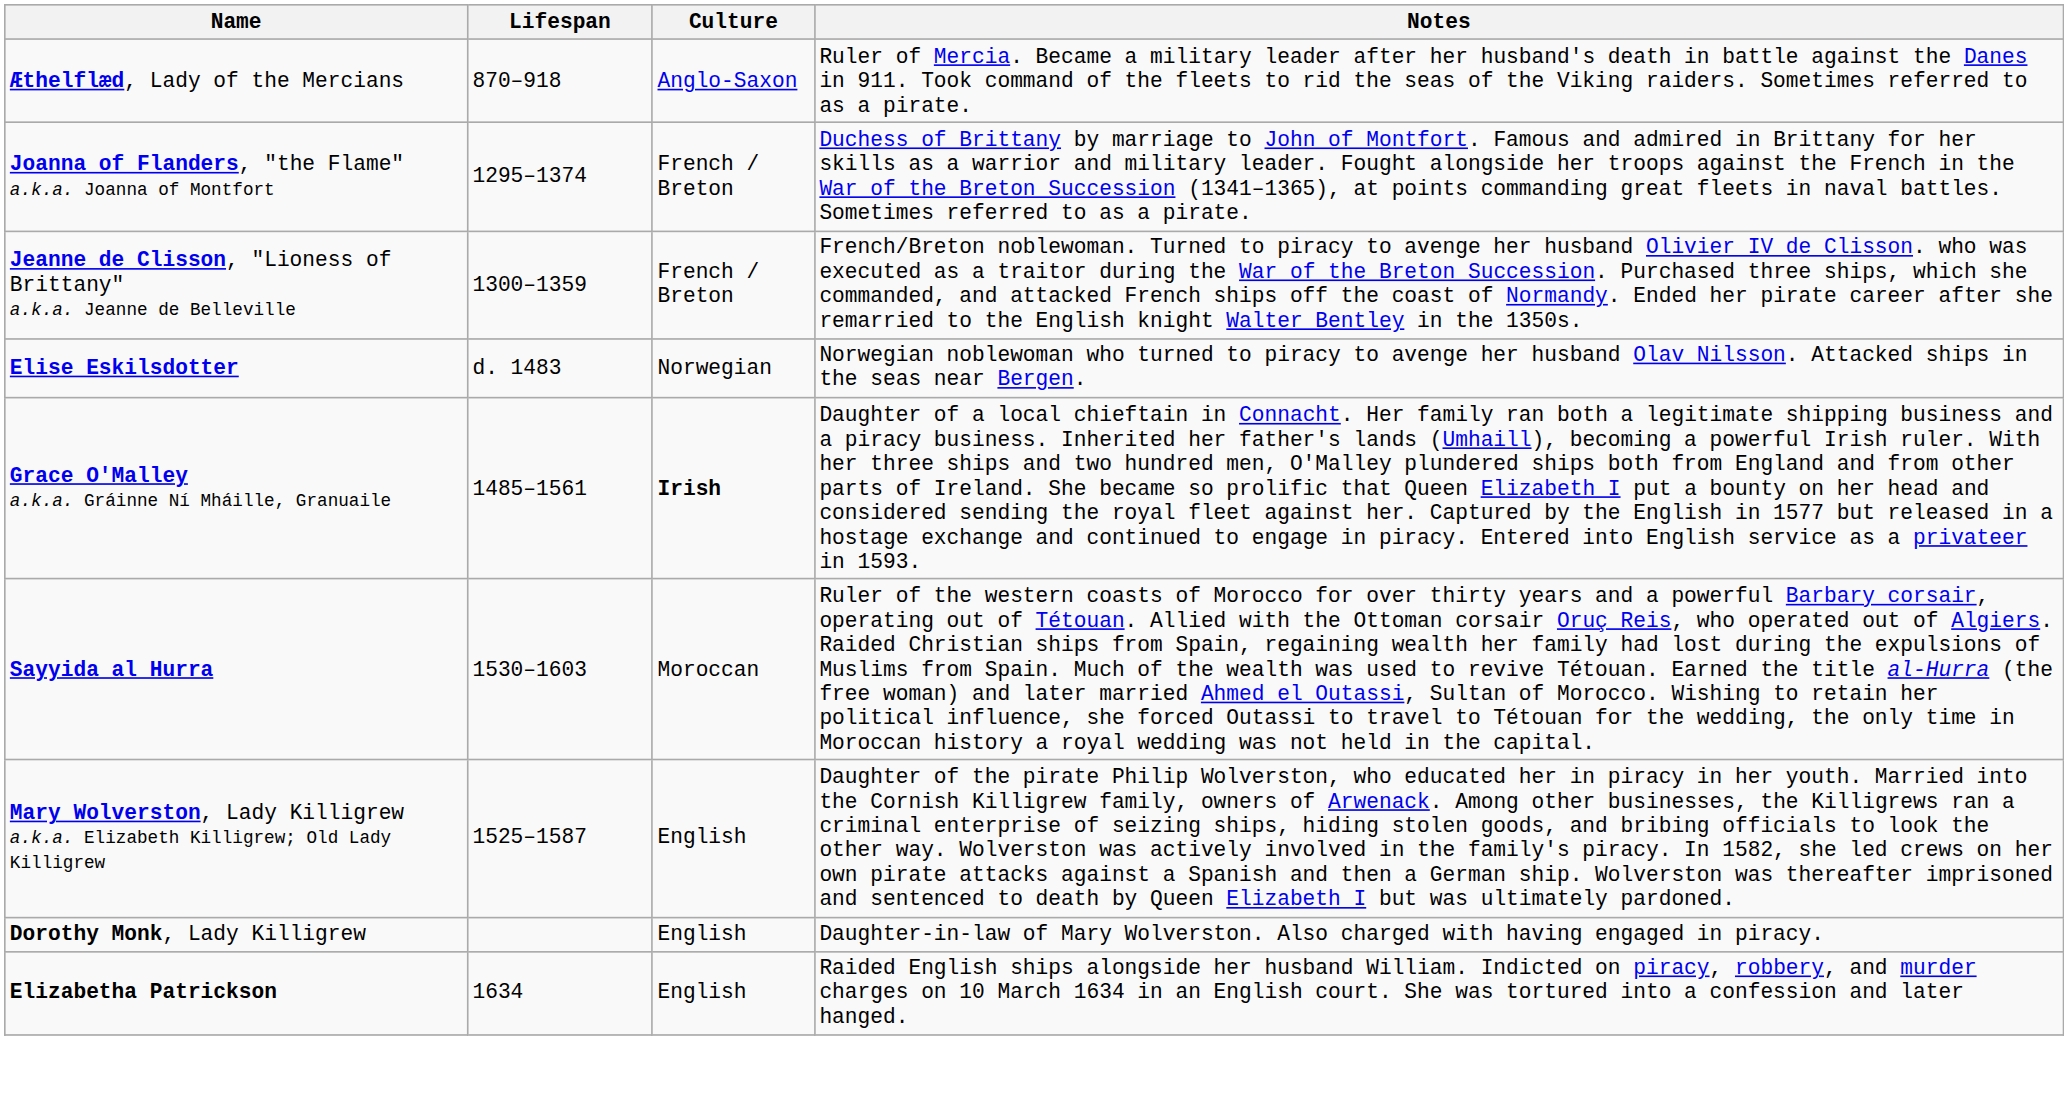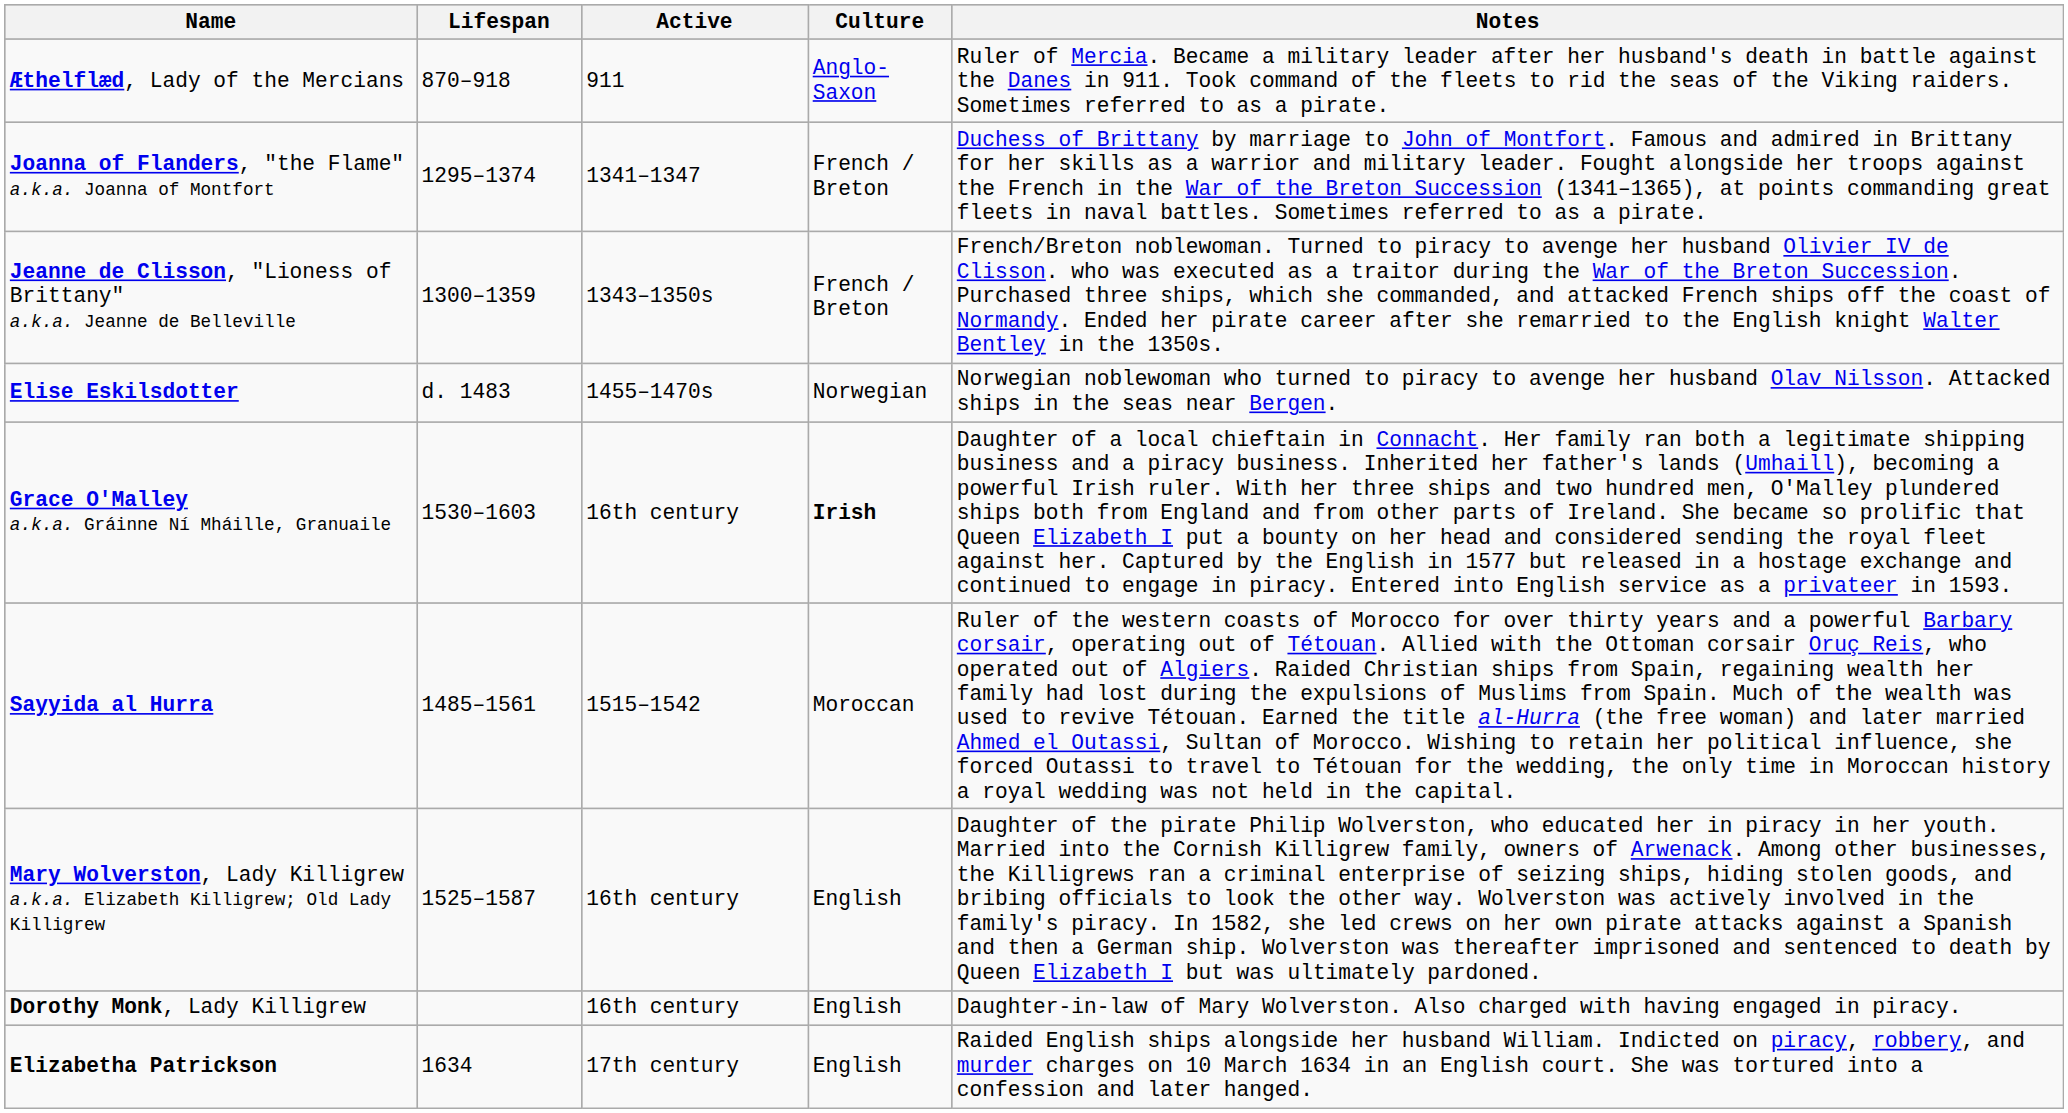+ column: (694, 22)
(530, 488) 1485–1561 -> (479, 513) 1530–1603
(530, 669) 1530–1603 -> (479, 706) 1485–1561
